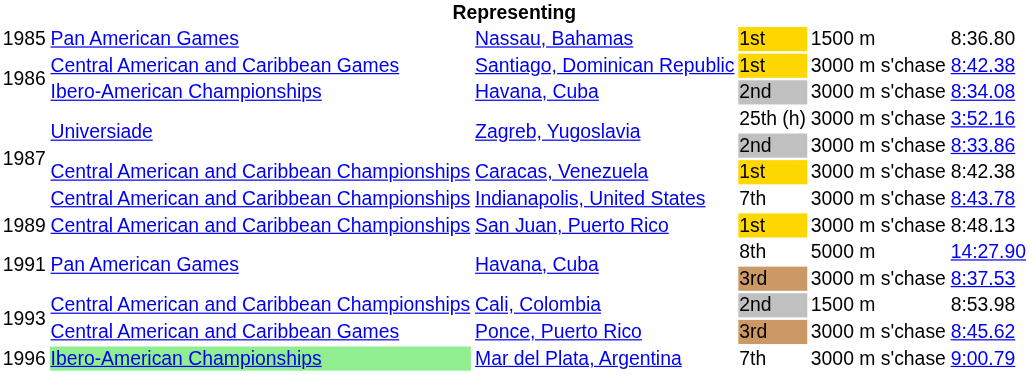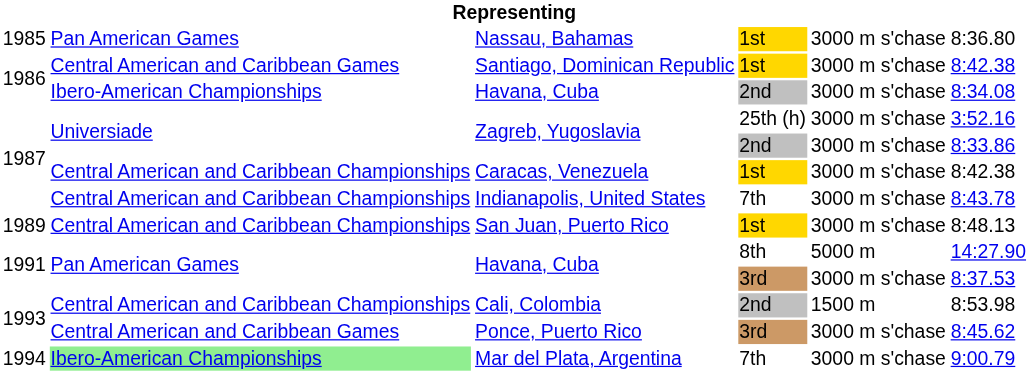(843, 39) 1500 m -> (878, 39) 3000 m s'chase
(24, 358) 1996 -> (24, 358) 1994
